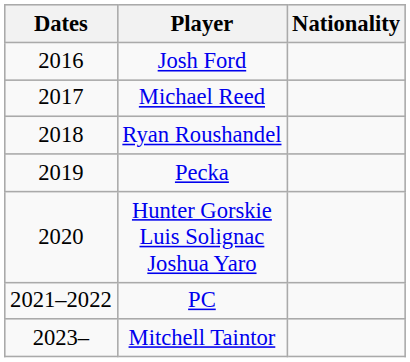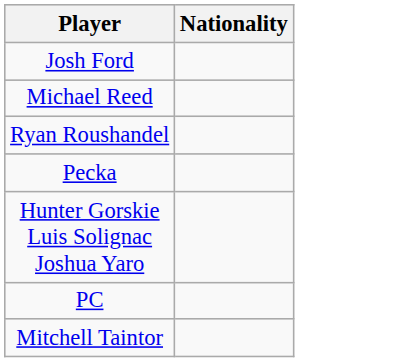- column: (61, 23)
